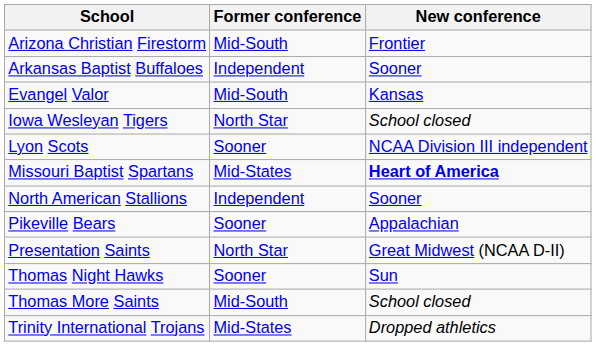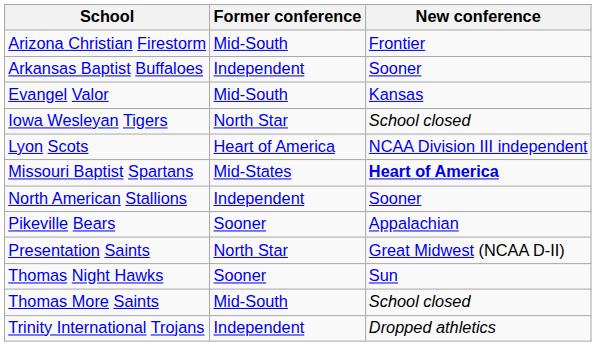(240, 146) Sooner -> (274, 146) Heart of America
(253, 328) Mid-States -> (259, 328) Independent
